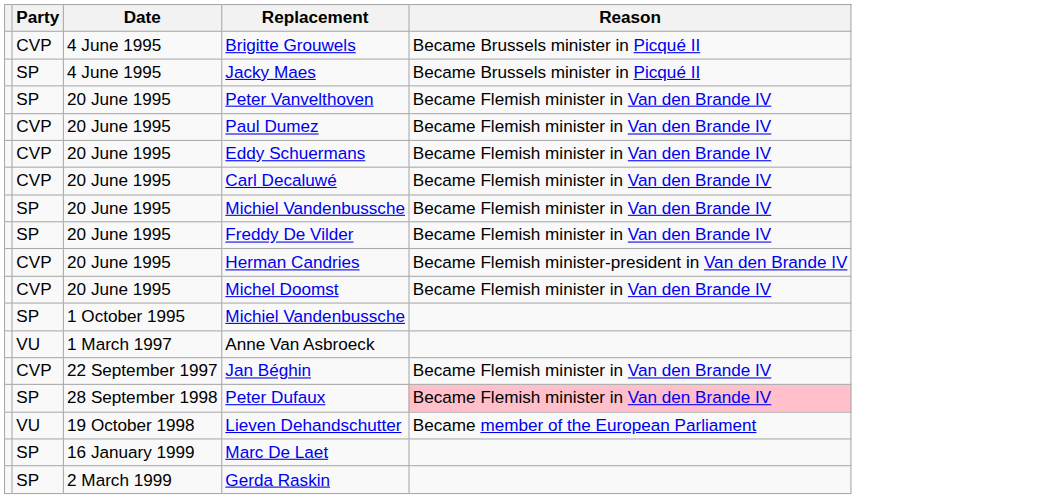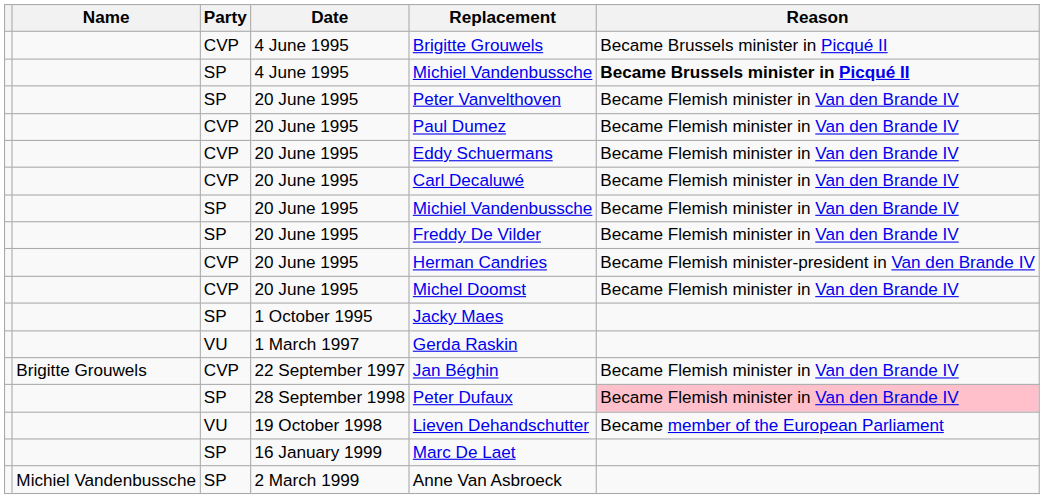+ column: (106, 18)
(271, 72) Jacky Maes -> (503, 72) Michiel Vandenbussche
(557, 72) normal -> (755, 72) bold
(315, 316) Michiel Vandenbussche -> (458, 316) Jacky Maes
(300, 343) Anne Van Asbroeck -> (465, 343) Gerda Raskin
(278, 479) Gerda Raskin -> (487, 479) Anne Van Asbroeck
